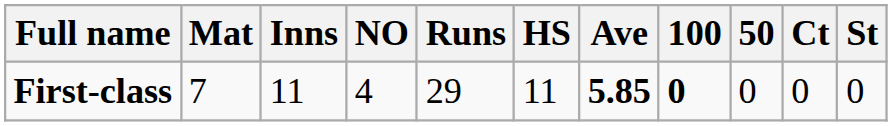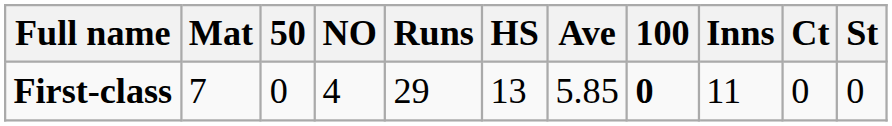columns swapped: (304, 33) <-> (757, 33)
(540, 90) 11 -> (509, 90) 13
(619, 90) bold -> (587, 90) normal
